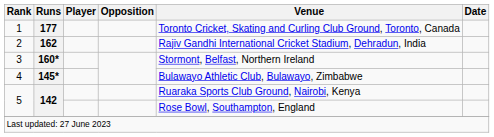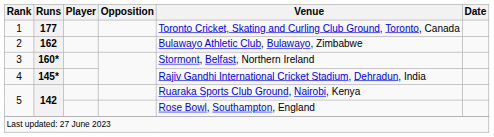(292, 44) Rajiv Gandhi International Cricket Stadium, Dehradun, India -> (261, 44) Bulawayo Athletic Club, Bulawayo, Zimbabwe
(261, 76) Bulawayo Athletic Club, Bulawayo, Zimbabwe -> (292, 76) Rajiv Gandhi International Cricket Stadium, Dehradun, India
